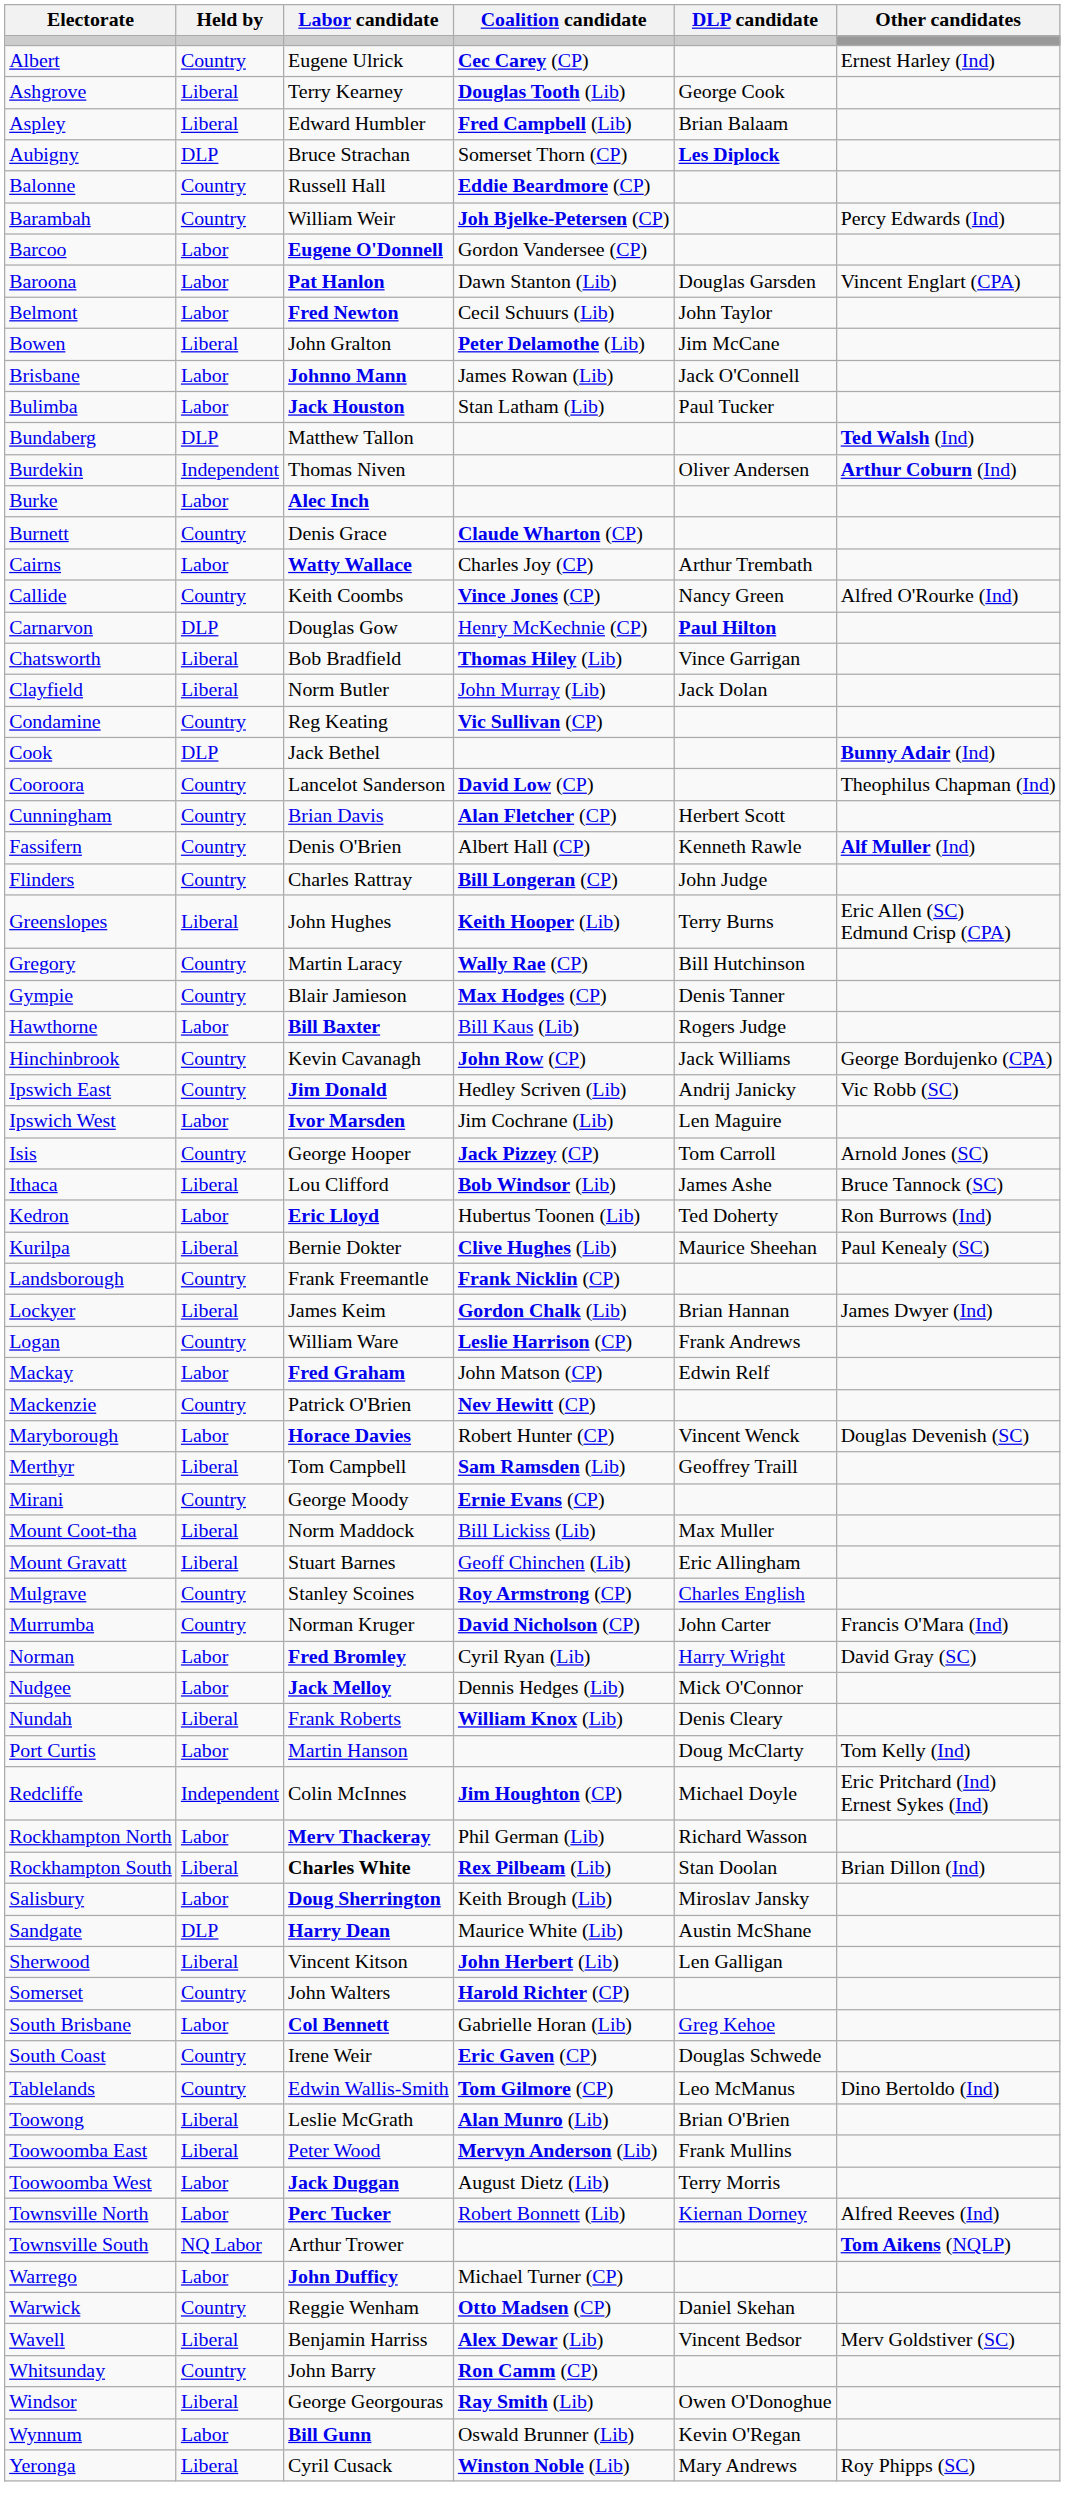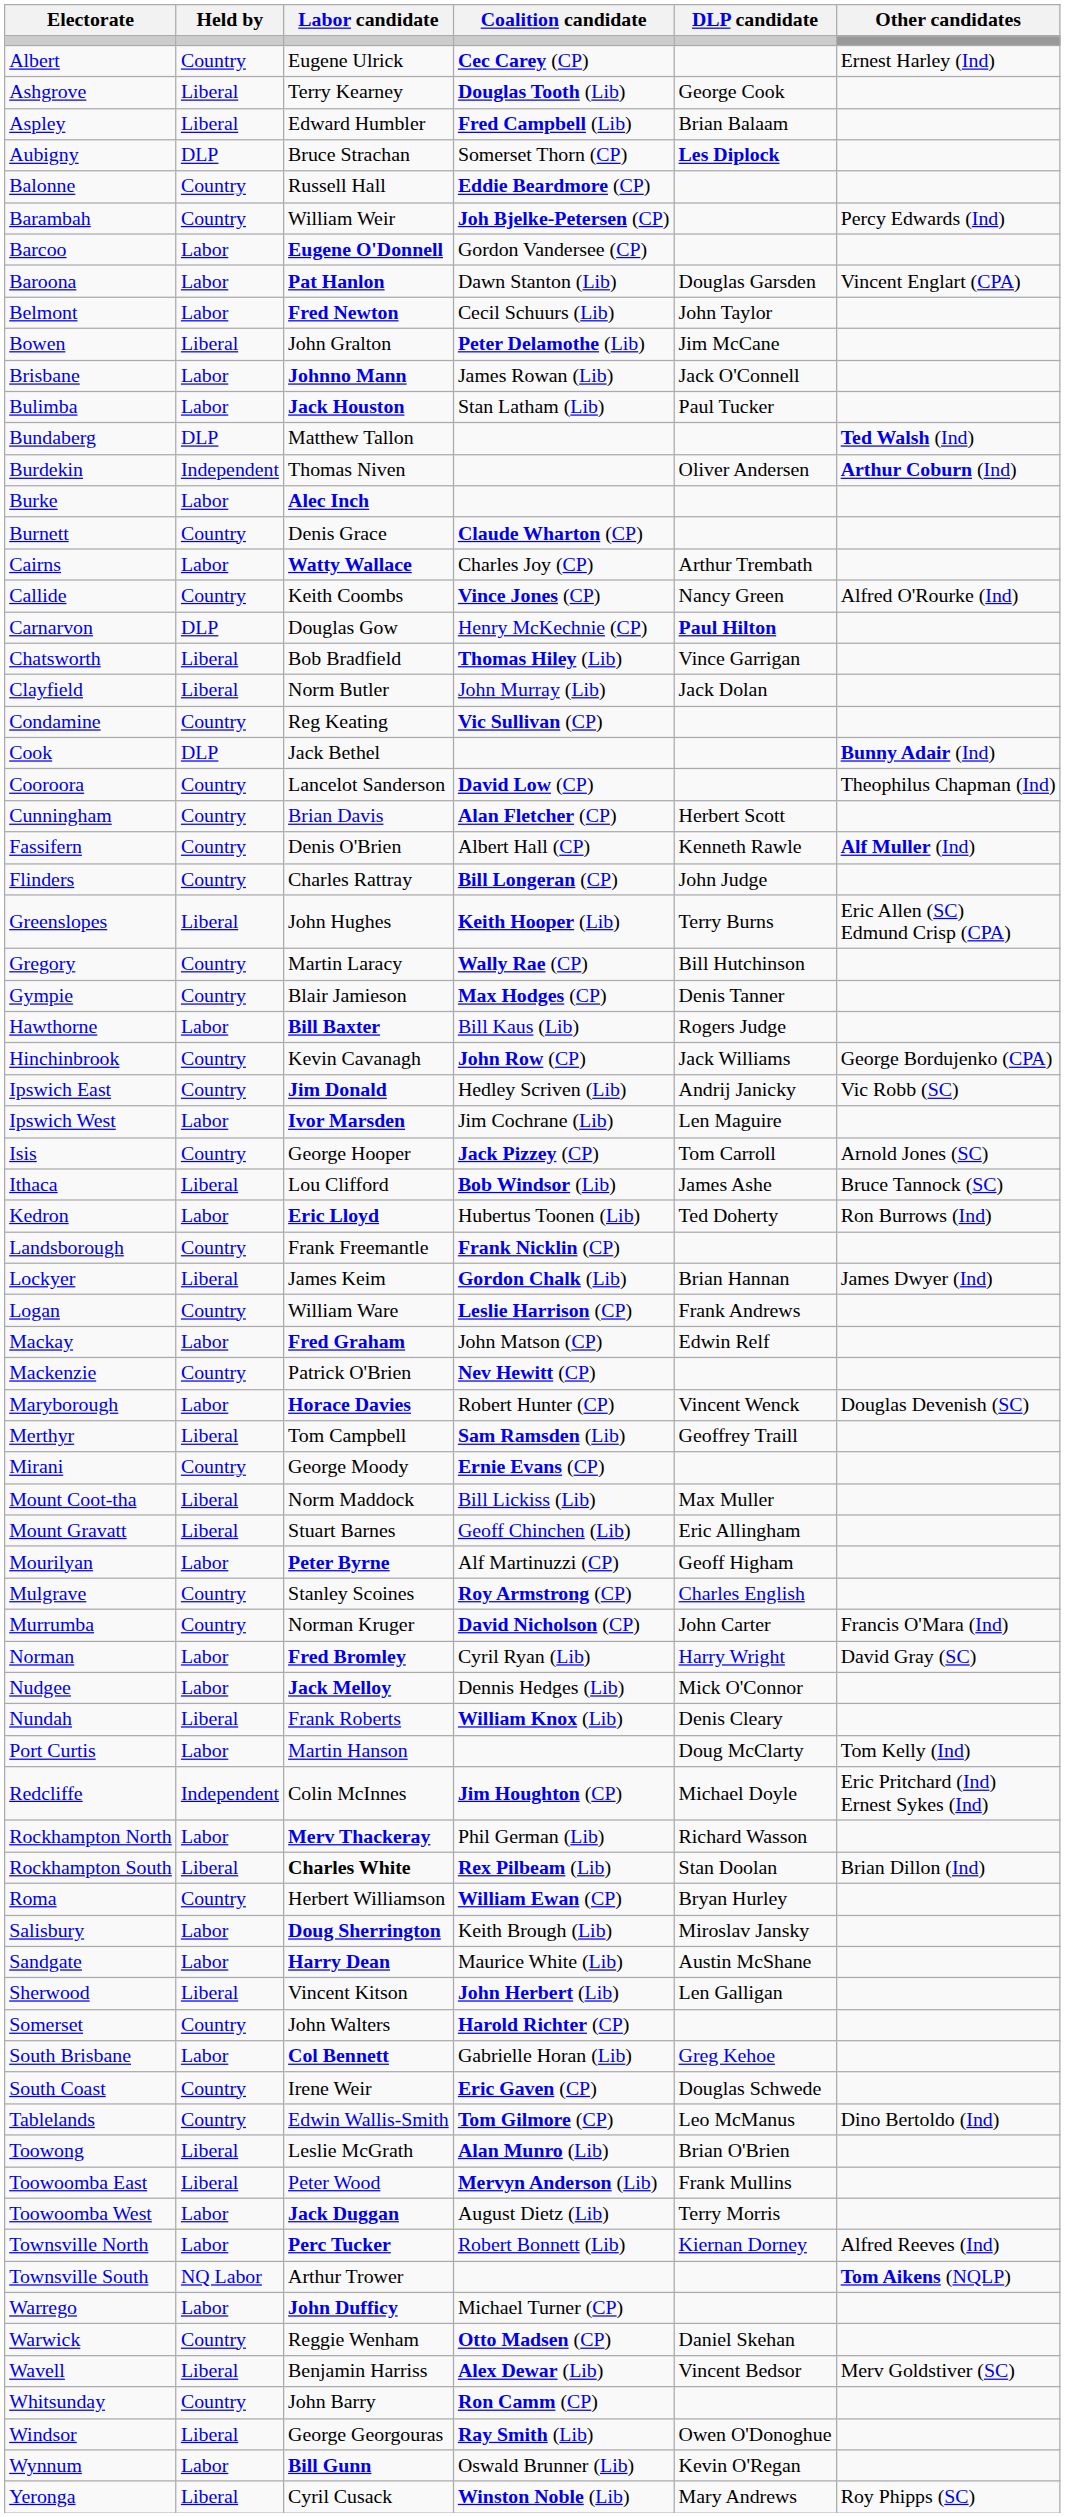- row: (39, 1247)
+ row: (51, 1562)
+ row: (33, 1898)
(200, 1930) DLP -> (205, 1961) Labor
